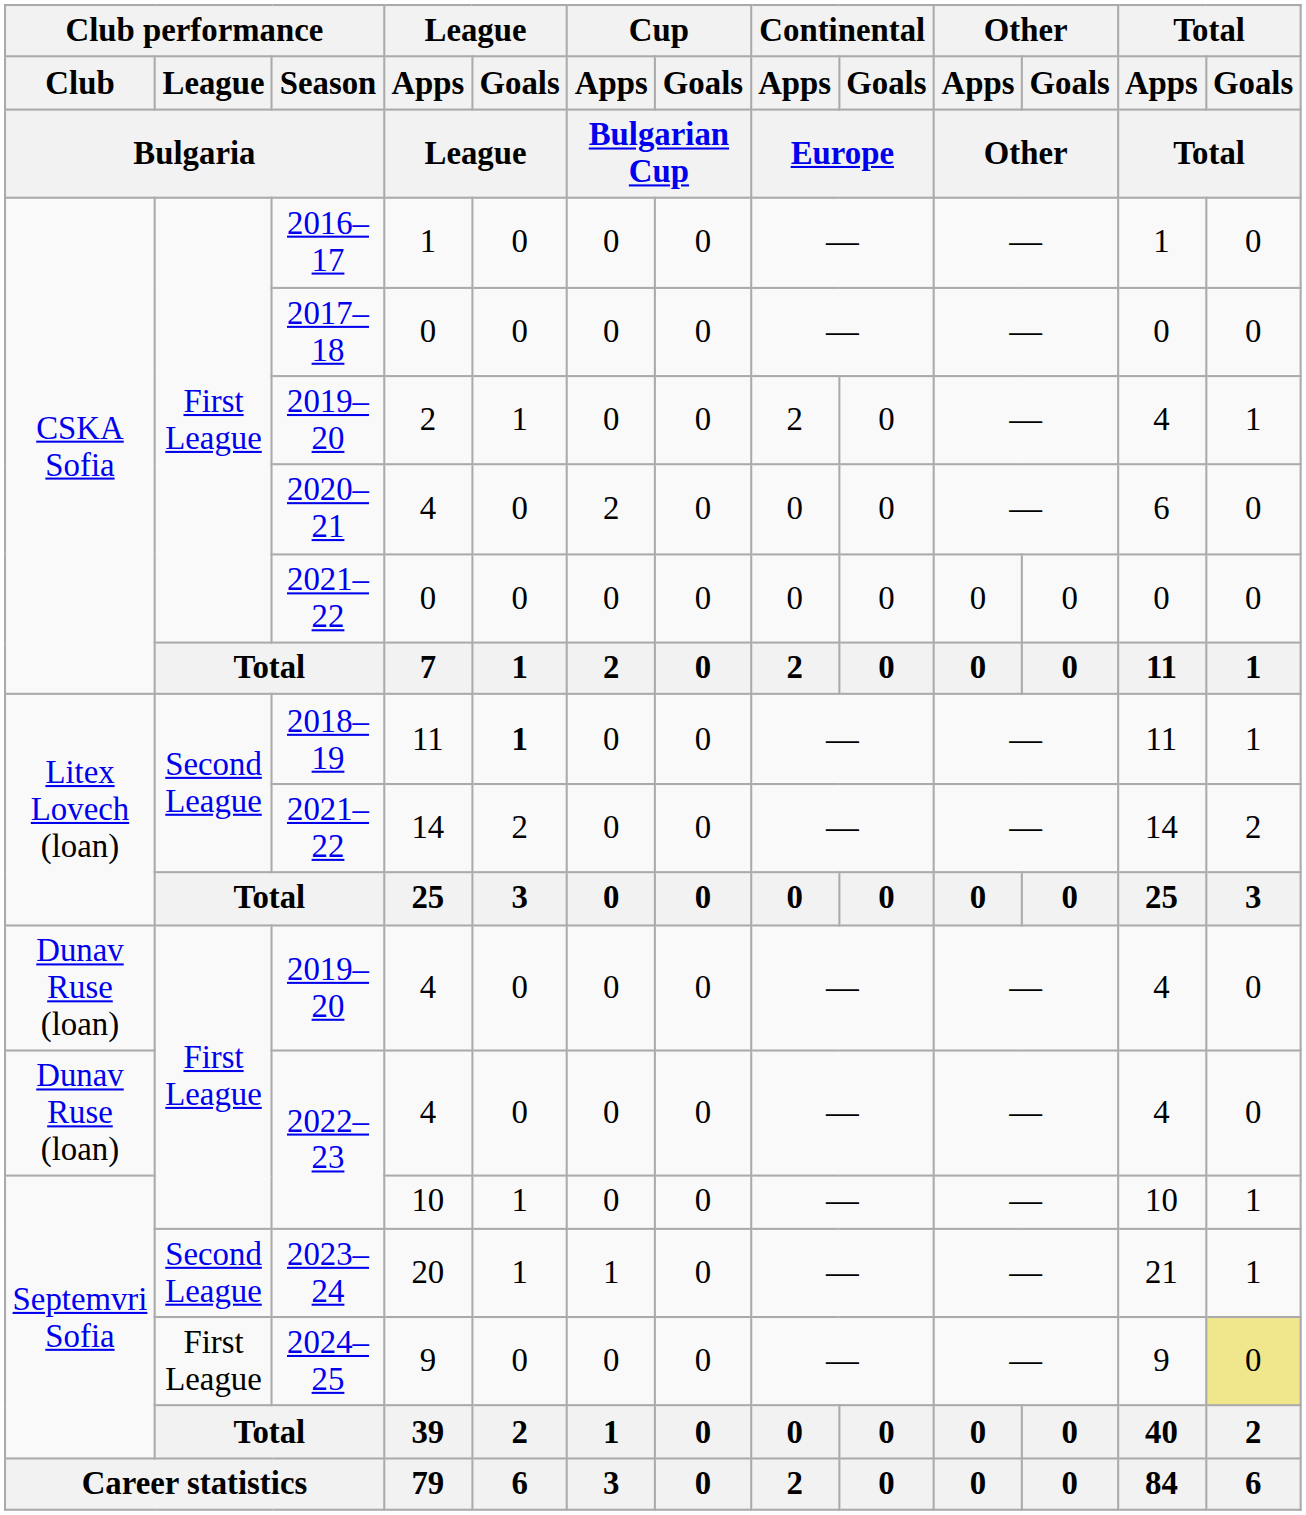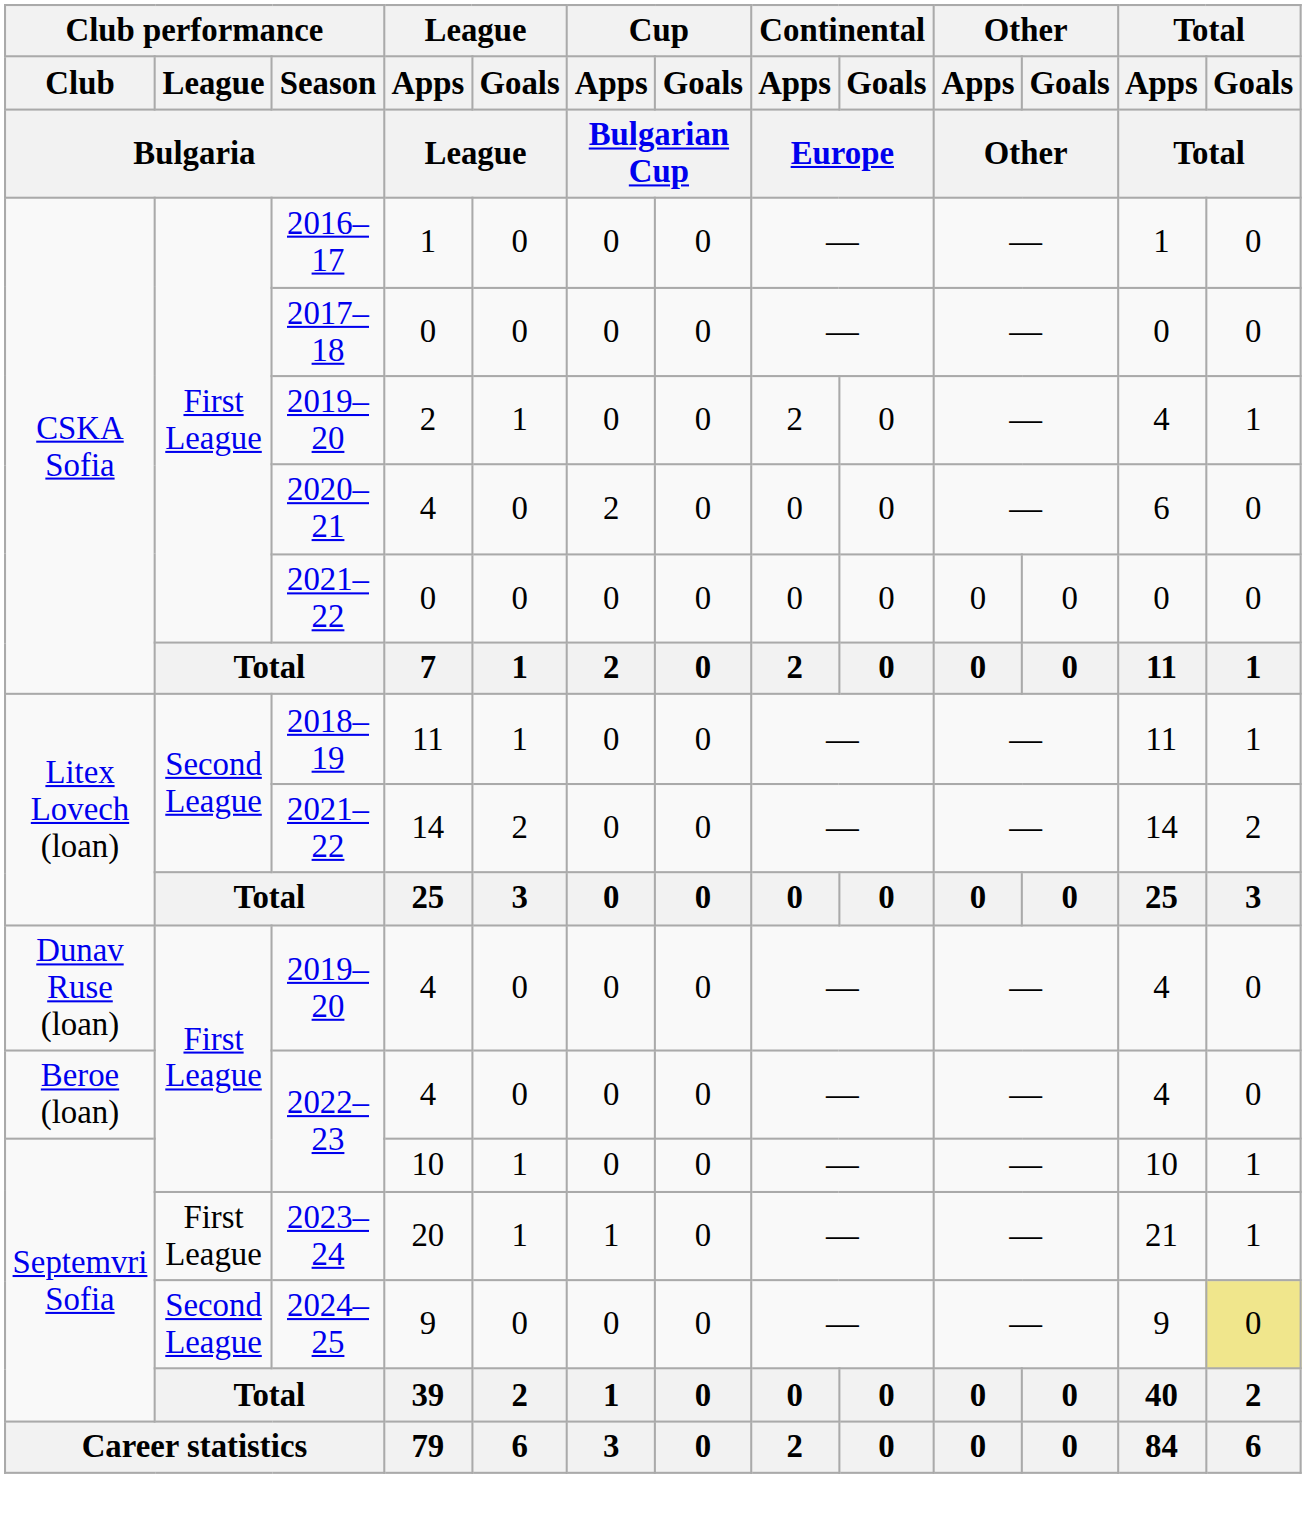(520, 738) bold -> (520, 738) normal
(80, 1112) Dunav Ruse (loan) -> (80, 1094) Beroe (loan)
(214, 1272) Second League -> (214, 1235) First League
(214, 1360) First League -> (214, 1324) Second League
